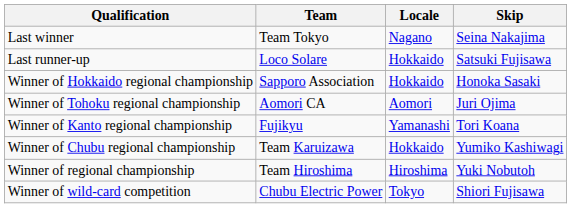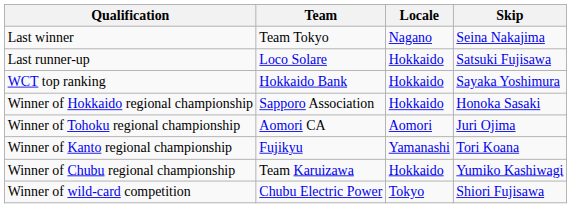+ row: (57, 81)
- row: (101, 170)
